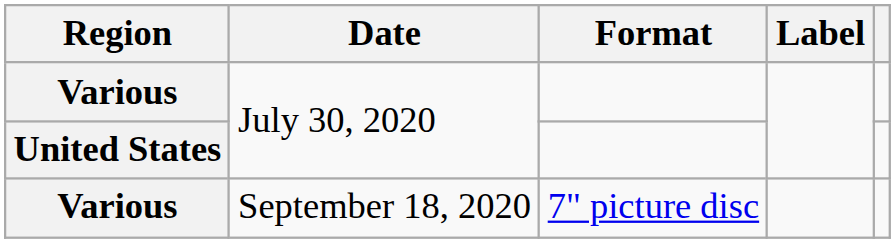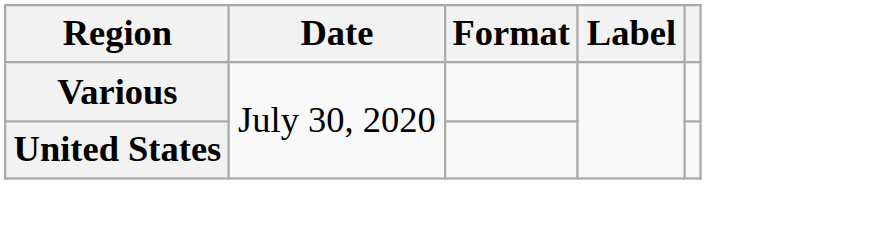- row: (117, 206)
